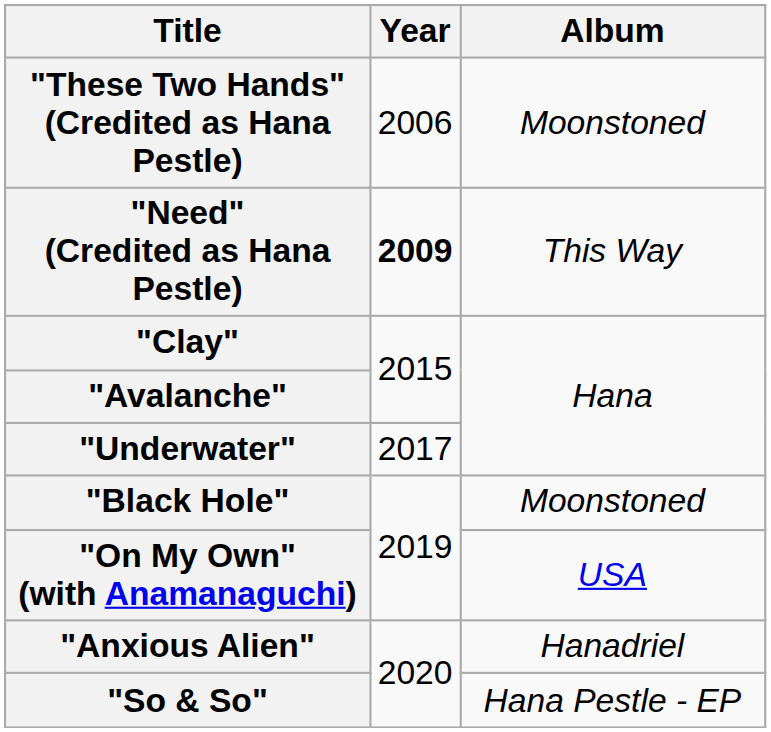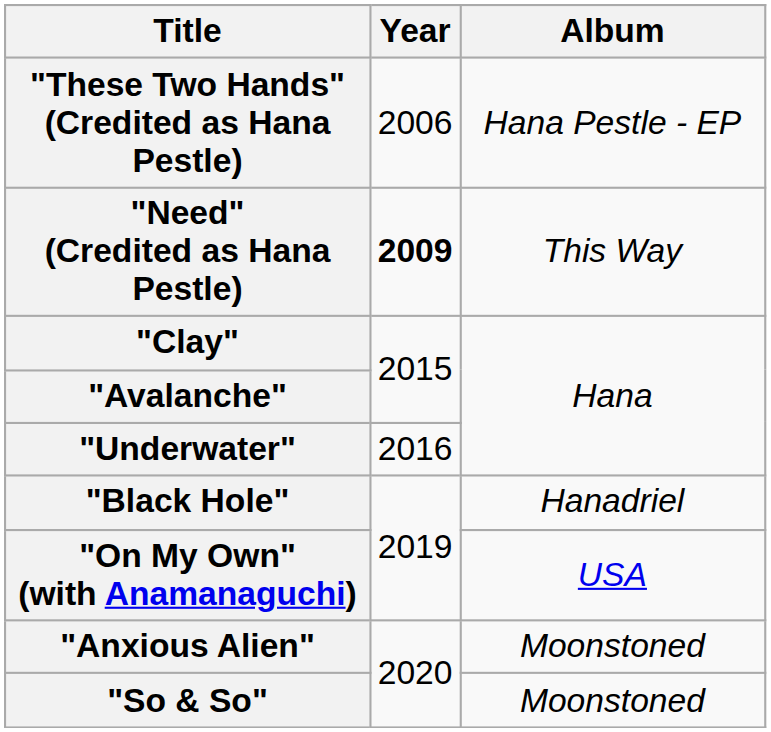(612, 122) Moonstoned -> (612, 122) Hana Pestle - EP
(415, 448) 2017 -> (415, 448) 2016
(612, 502) Moonstoned -> (612, 502) Hanadriel
(612, 646) Hanadriel -> (612, 646) Moonstoned
(612, 699) Hana Pestle - EP -> (612, 699) Moonstoned
